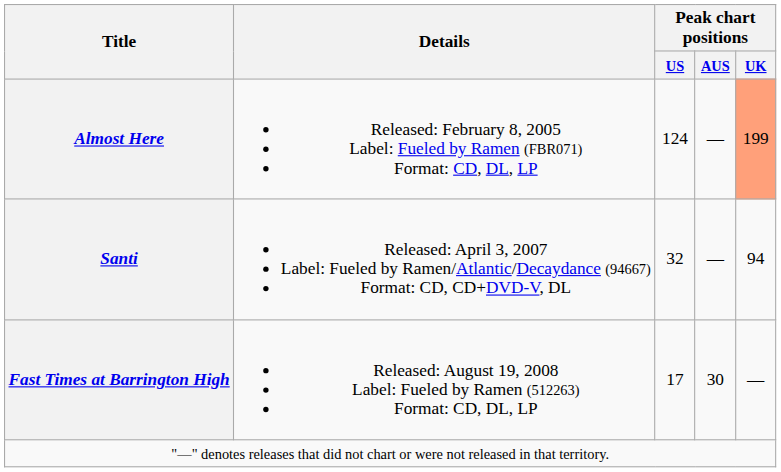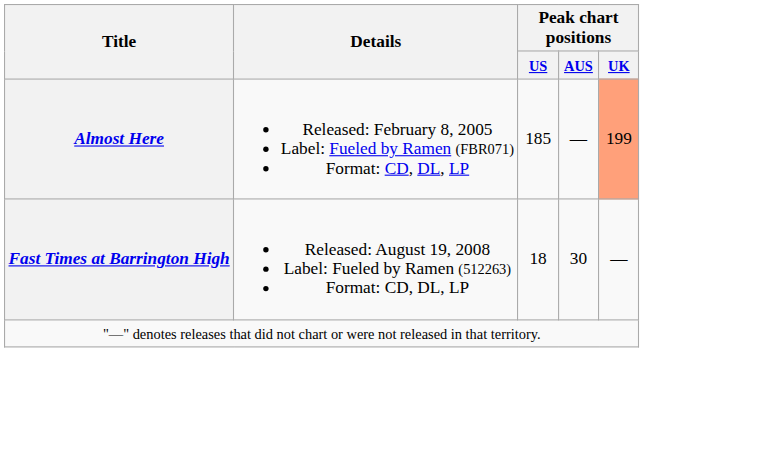(675, 138) 124 -> (538, 138) 185
- row: (119, 259)
(675, 379) 17 -> (538, 259) 18
